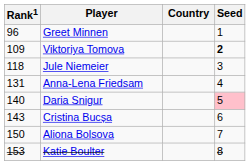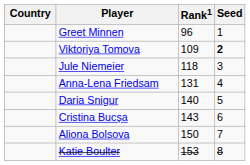columns swapped: (189, 14) <-> (22, 14)
(220, 100) pink background -> (220, 100) no background
